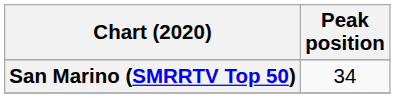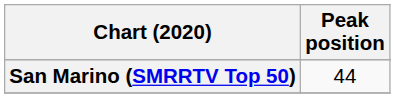(345, 76) 34 -> (345, 76) 44
